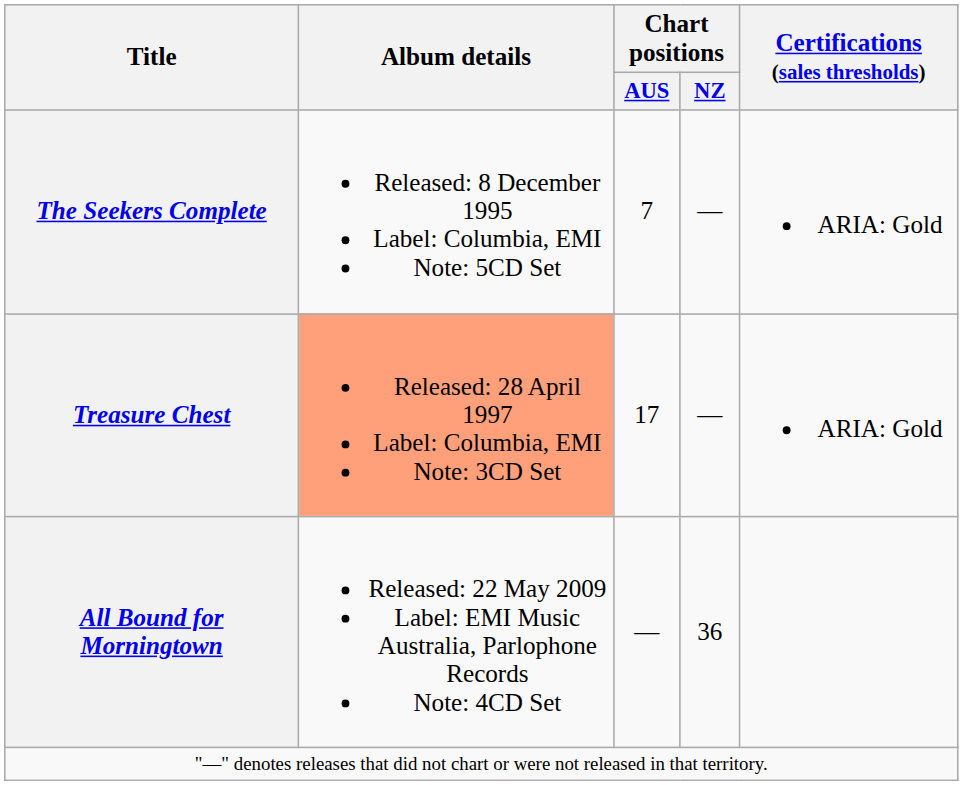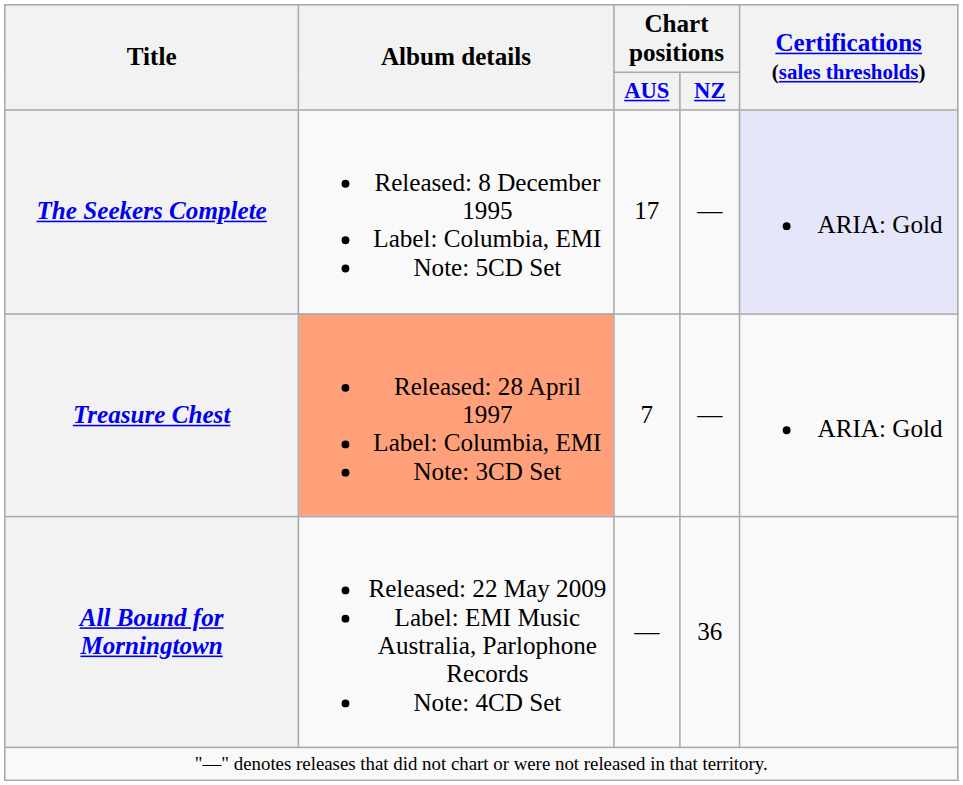(647, 211) 7 -> (647, 211) 17
(849, 226) no background -> (849, 226) lavender background
(647, 414) 17 -> (647, 414) 7
